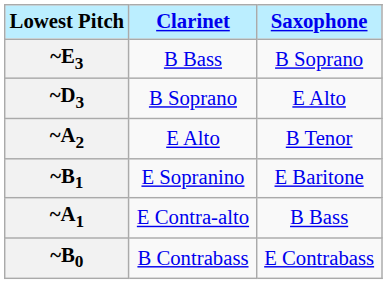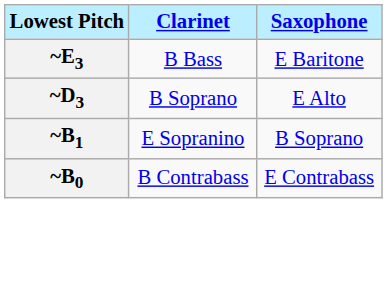(319, 58) B Soprano -> (319, 58) E Baritone
- row: (67, 138)
(319, 178) E Baritone -> (319, 138) B Soprano
- row: (67, 218)
